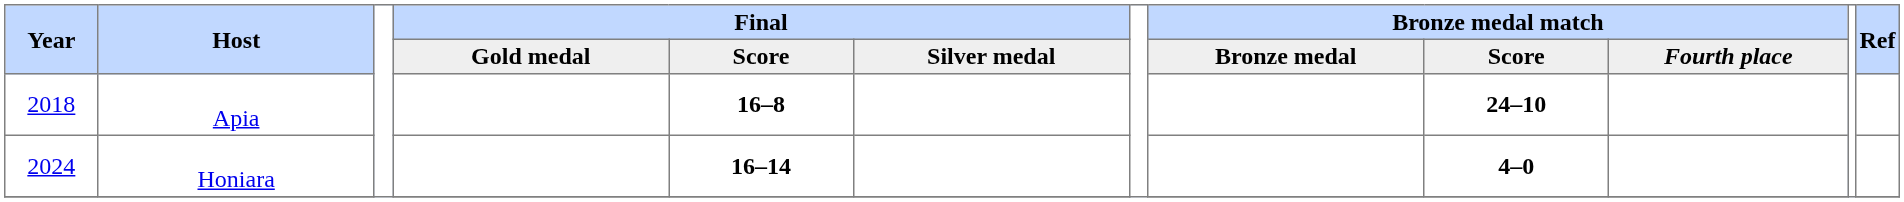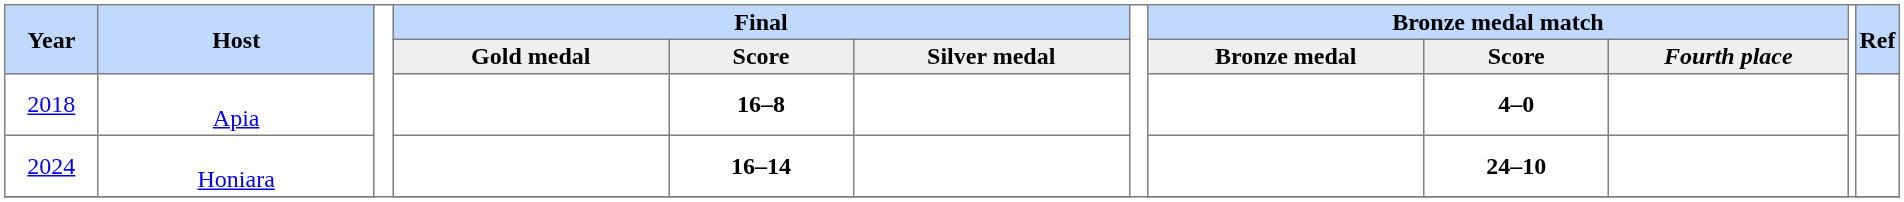(1516, 104) 24–10 -> (1516, 104) 4–0
(1516, 165) 4–0 -> (1516, 165) 24–10
